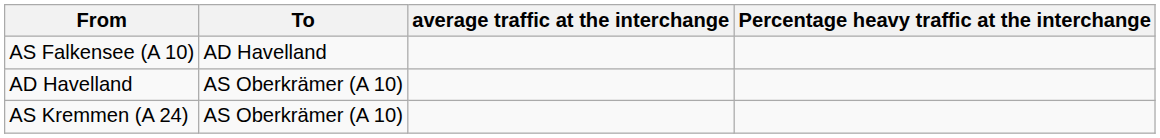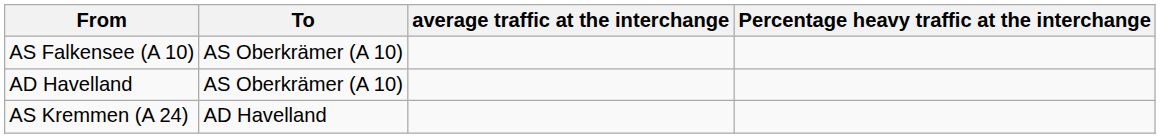(265, 52) AD Havelland -> (303, 52) AS Oberkrämer (A 10)
(303, 116) AS Oberkrämer (A 10) -> (265, 116) AD Havelland
